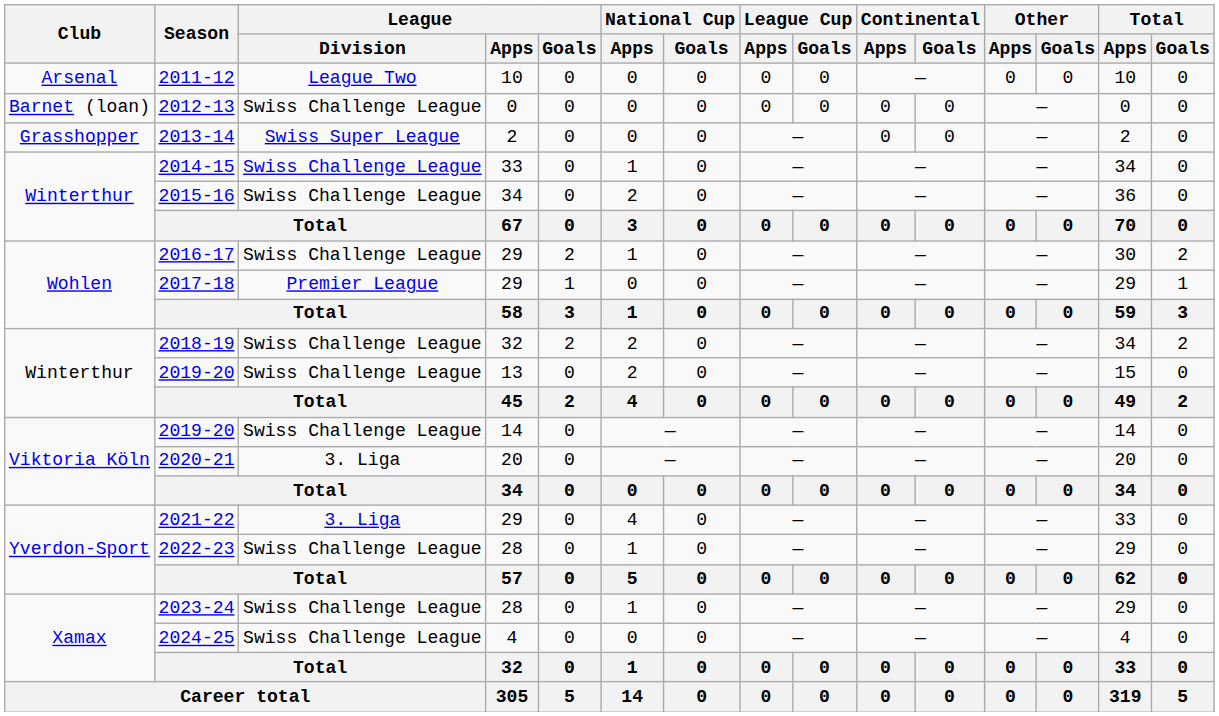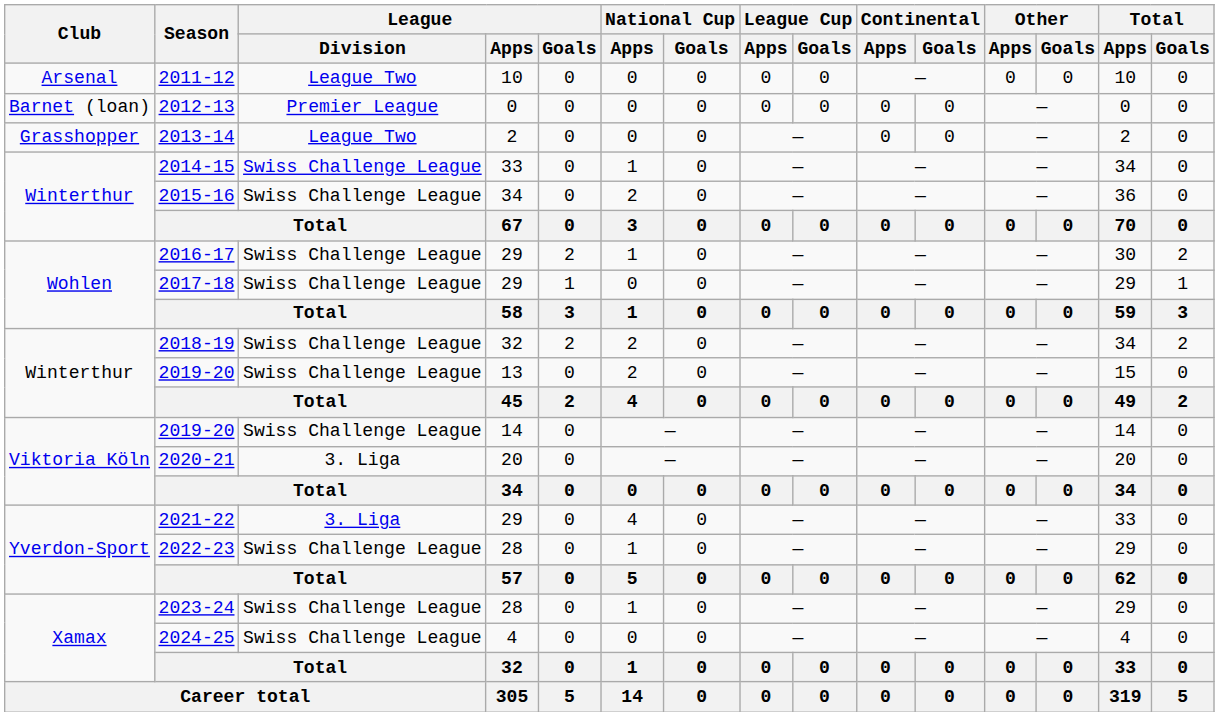(362, 108) Swiss Challenge League -> (362, 108) Premier League
(362, 137) Swiss Super League -> (362, 137) League Two
(362, 284) Premier League -> (362, 284) Swiss Challenge League
